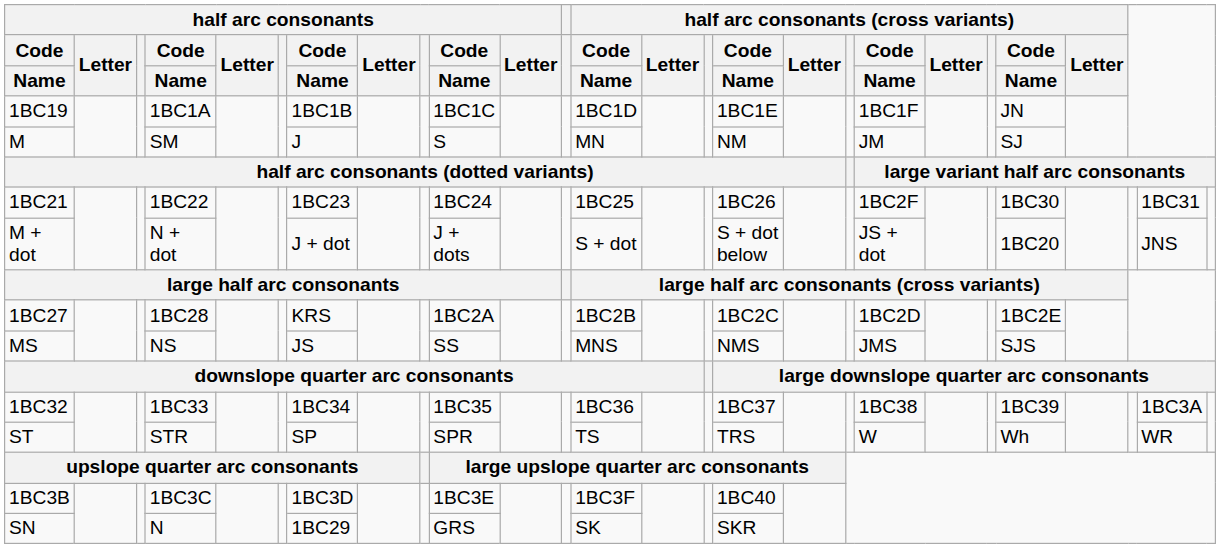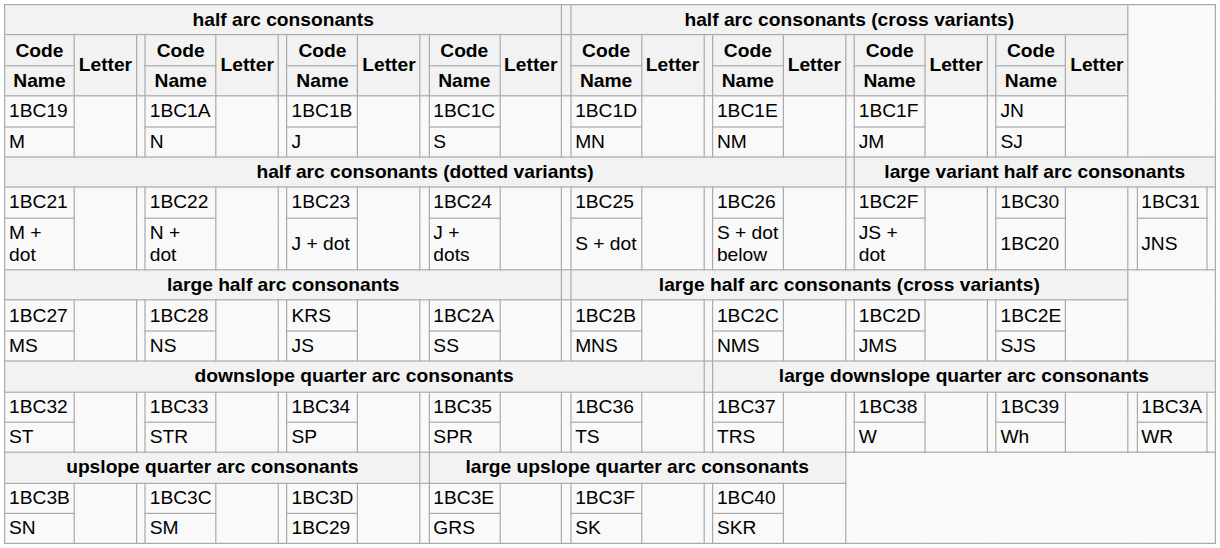(164, 141) SM -> (157, 141) N
(157, 528) N -> (164, 528) SM
